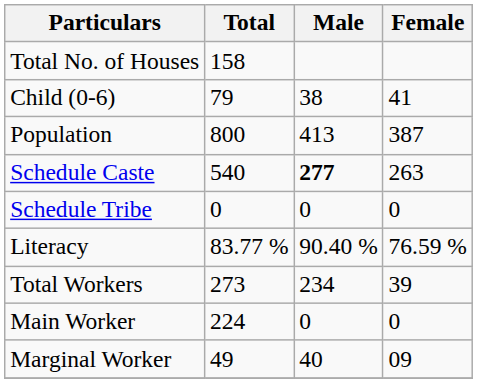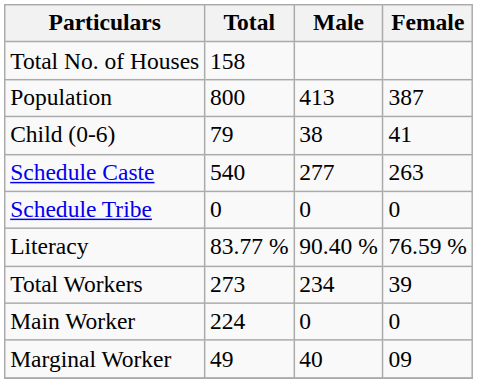rows swapped: (61, 135) <-> (63, 97)
(317, 172) bold -> (317, 172) normal
